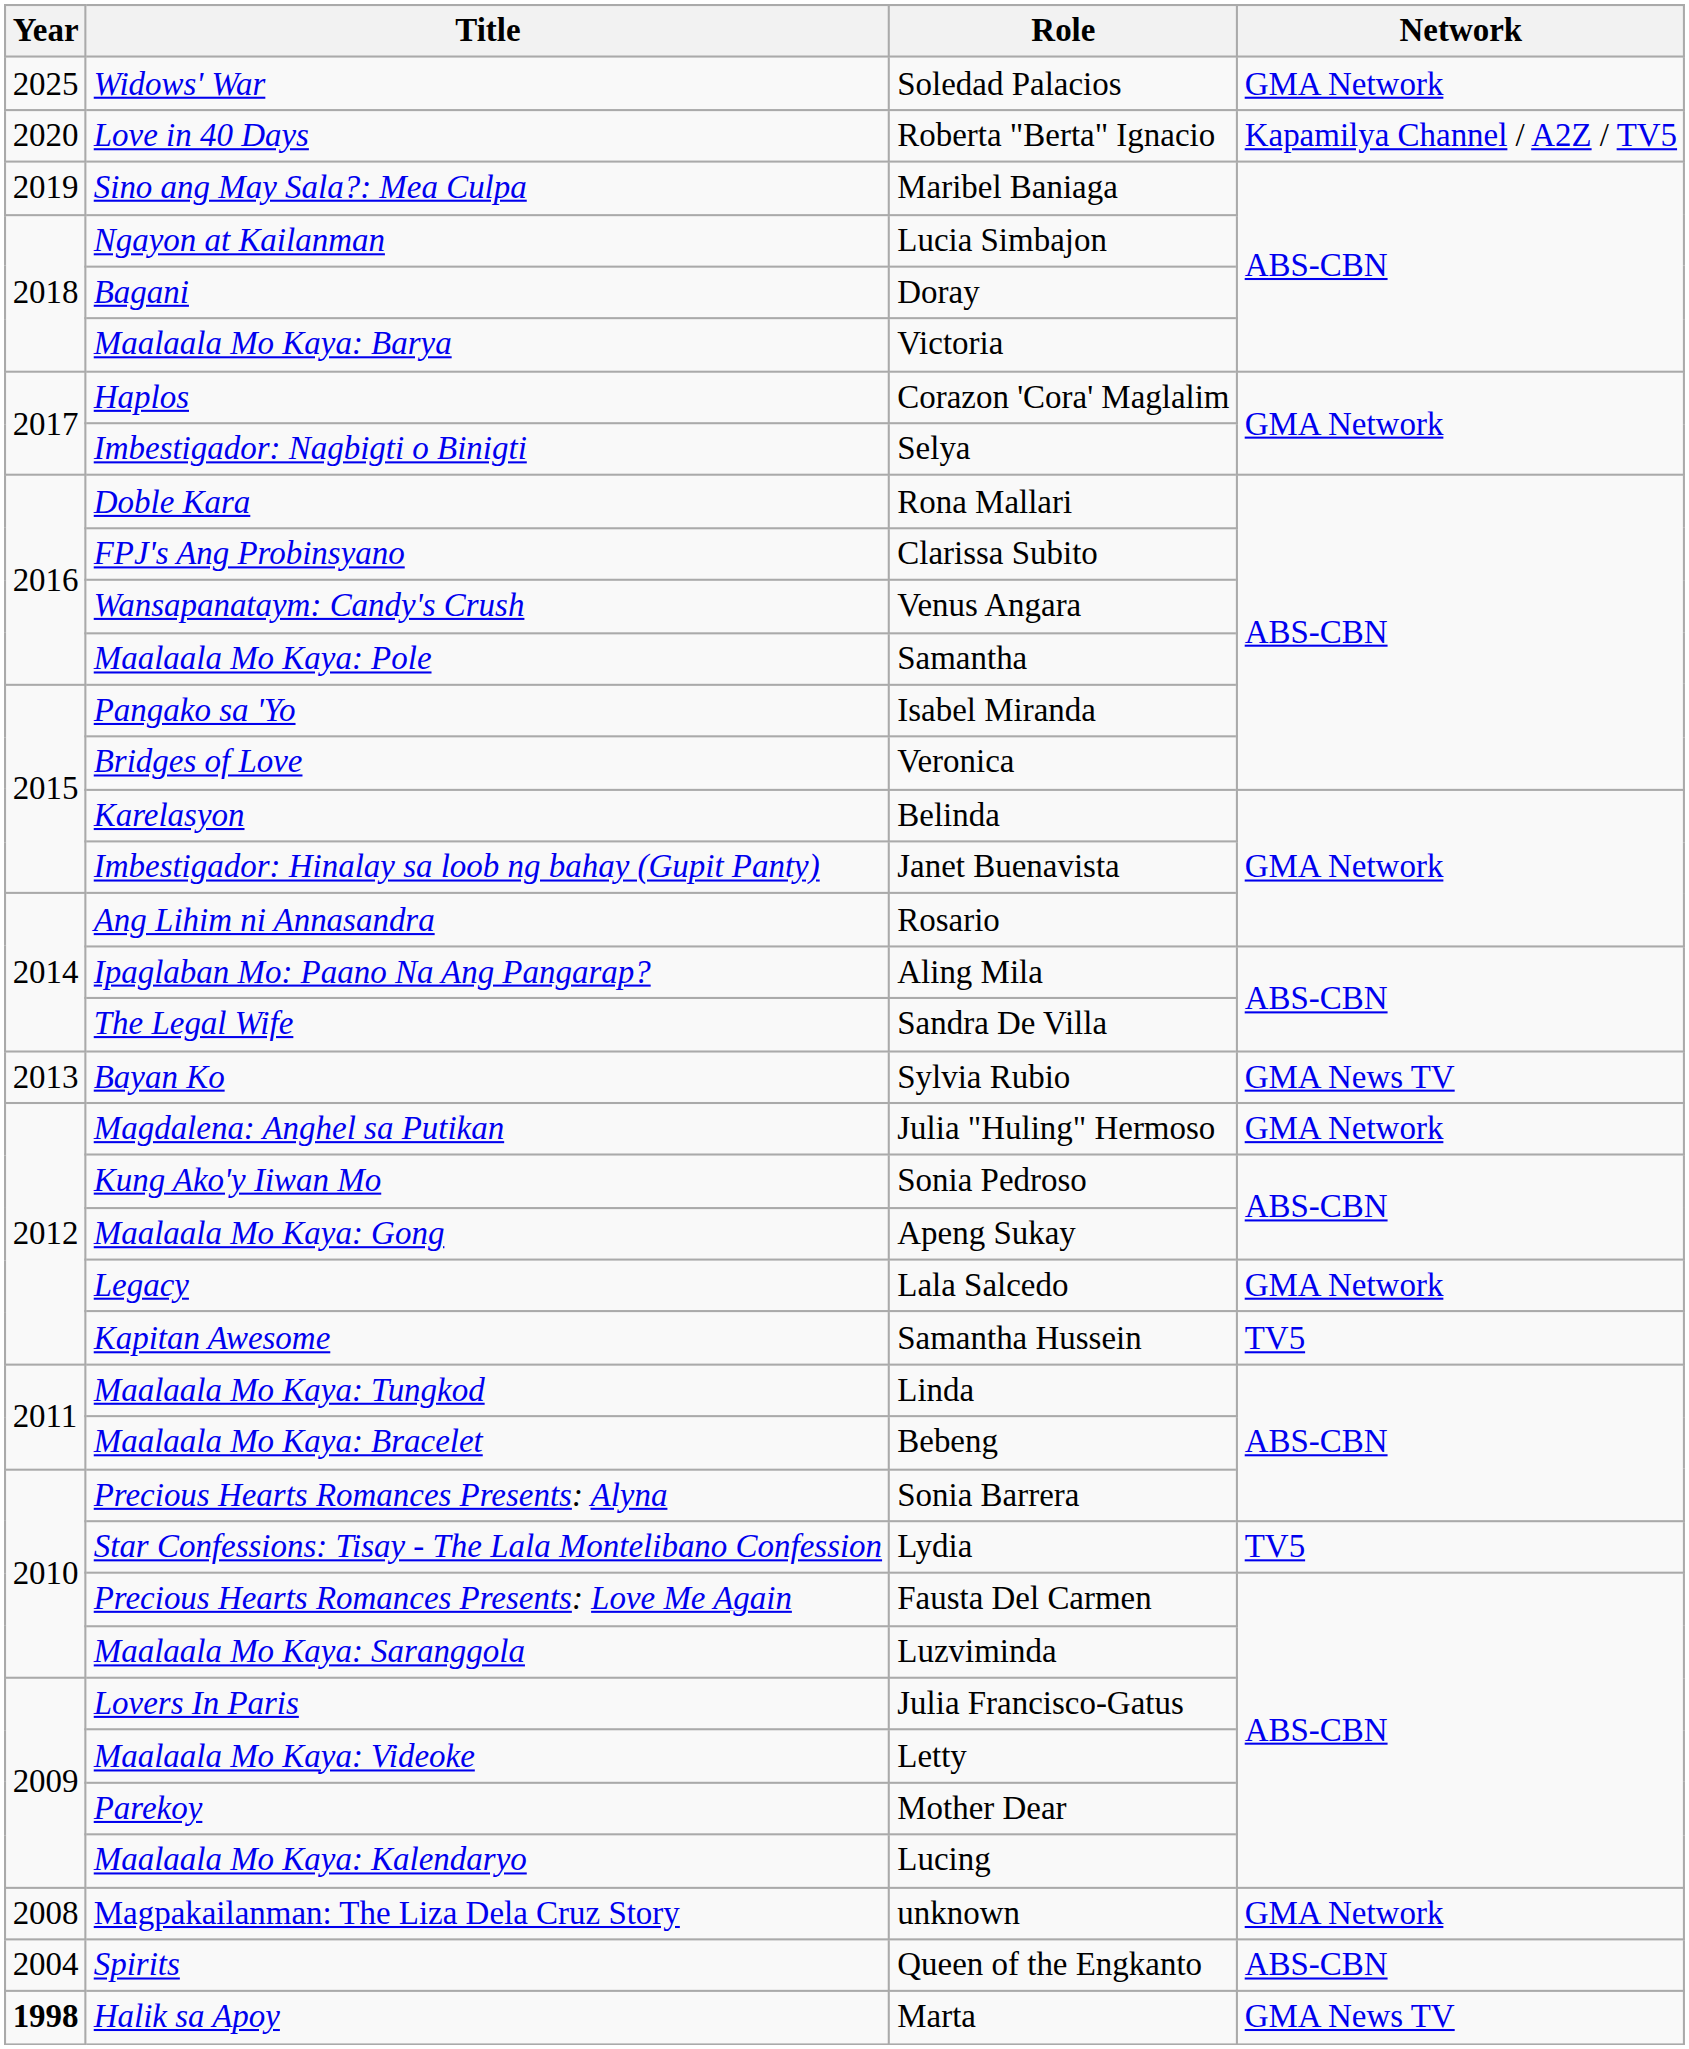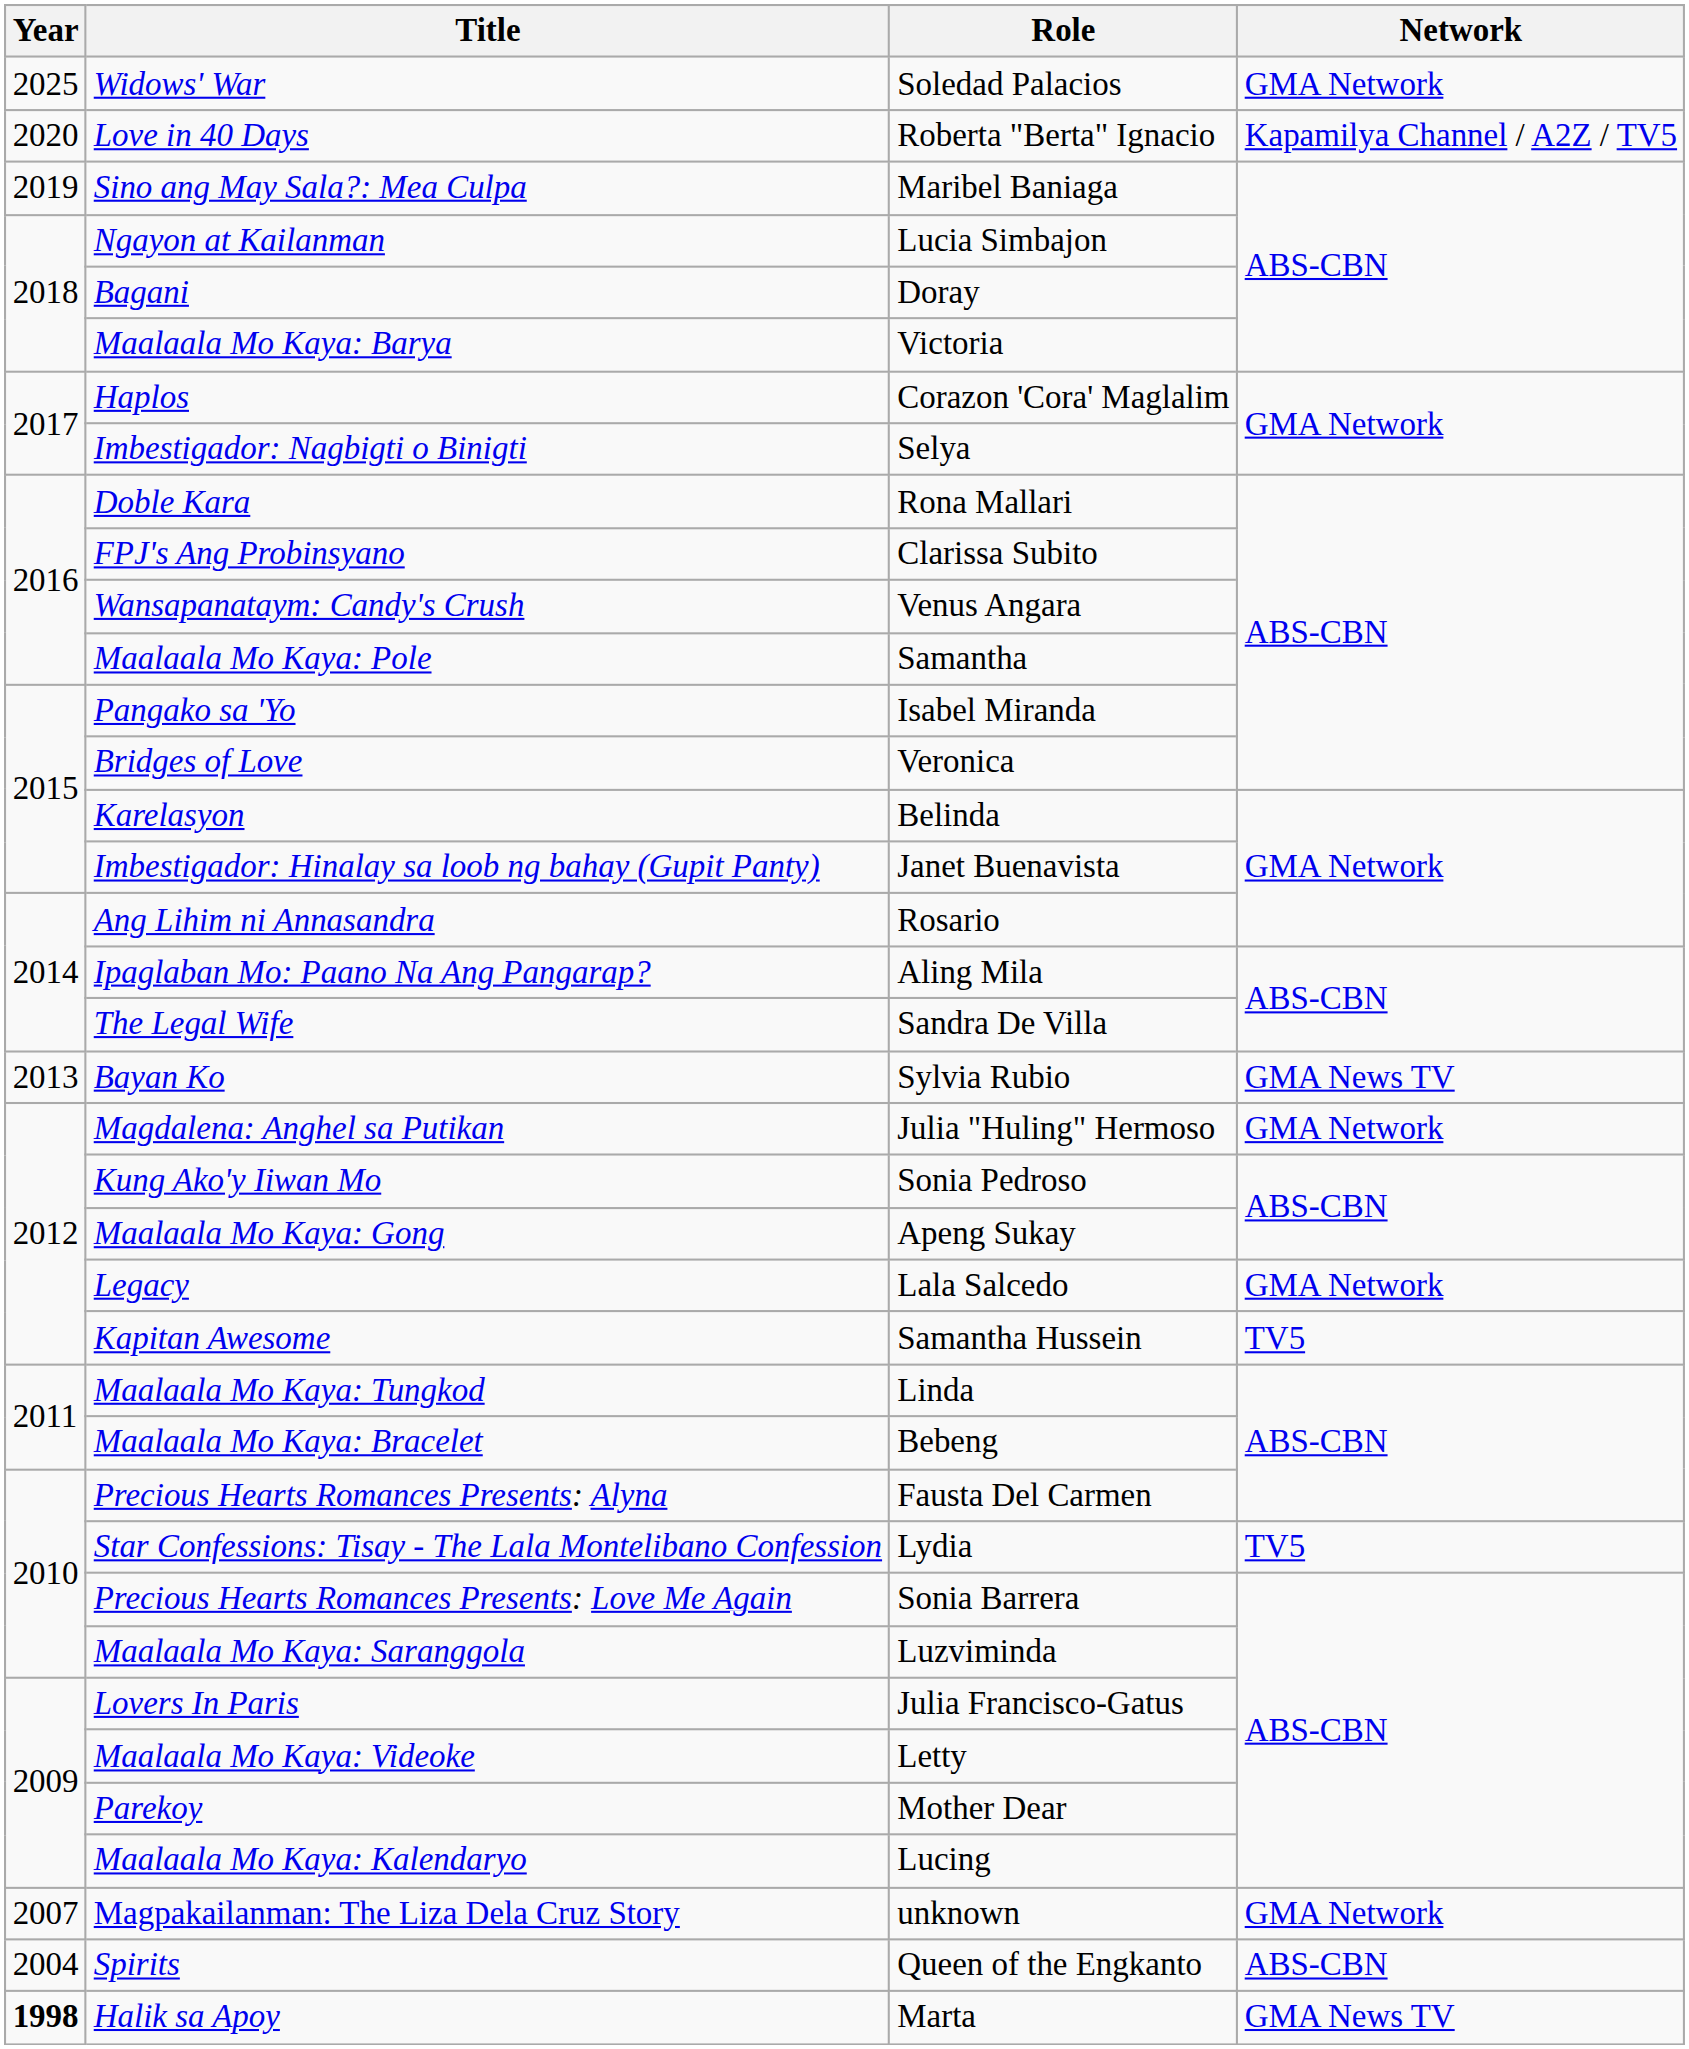(988, 1494) Sonia Barrera -> (1025, 1494) Fausta Del Carmen
(1025, 1598) Fausta Del Carmen -> (988, 1598) Sonia Barrera
(46, 1912) 2008 -> (46, 1912) 2007
